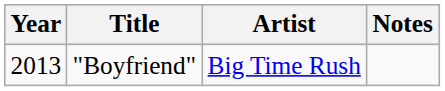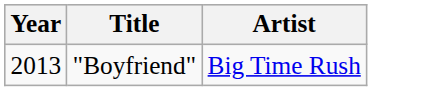- column: (403, 24)
